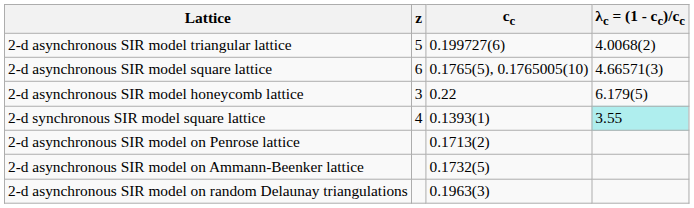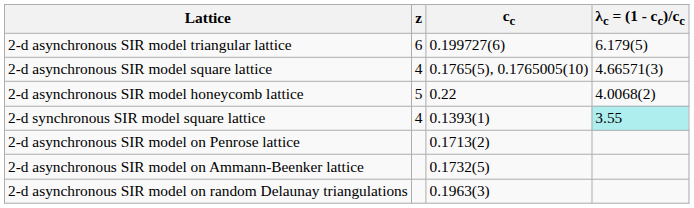(419, 45) 5 -> (419, 45) 6
(625, 45) 4.0068(2) -> (622, 45) 6.179(5)
(419, 69) 6 -> (419, 69) 4
(419, 93) 3 -> (419, 93) 5
(622, 93) 6.179(5) -> (625, 93) 4.0068(2)
